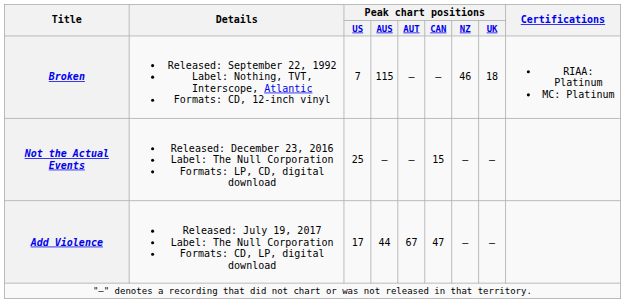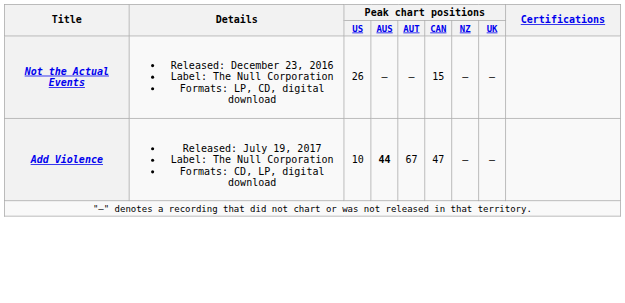- row: (67, 77)
(358, 160) 25 -> (358, 77) 26
(358, 242) 17 -> (358, 160) 10
(385, 242) normal -> (385, 160) bold
